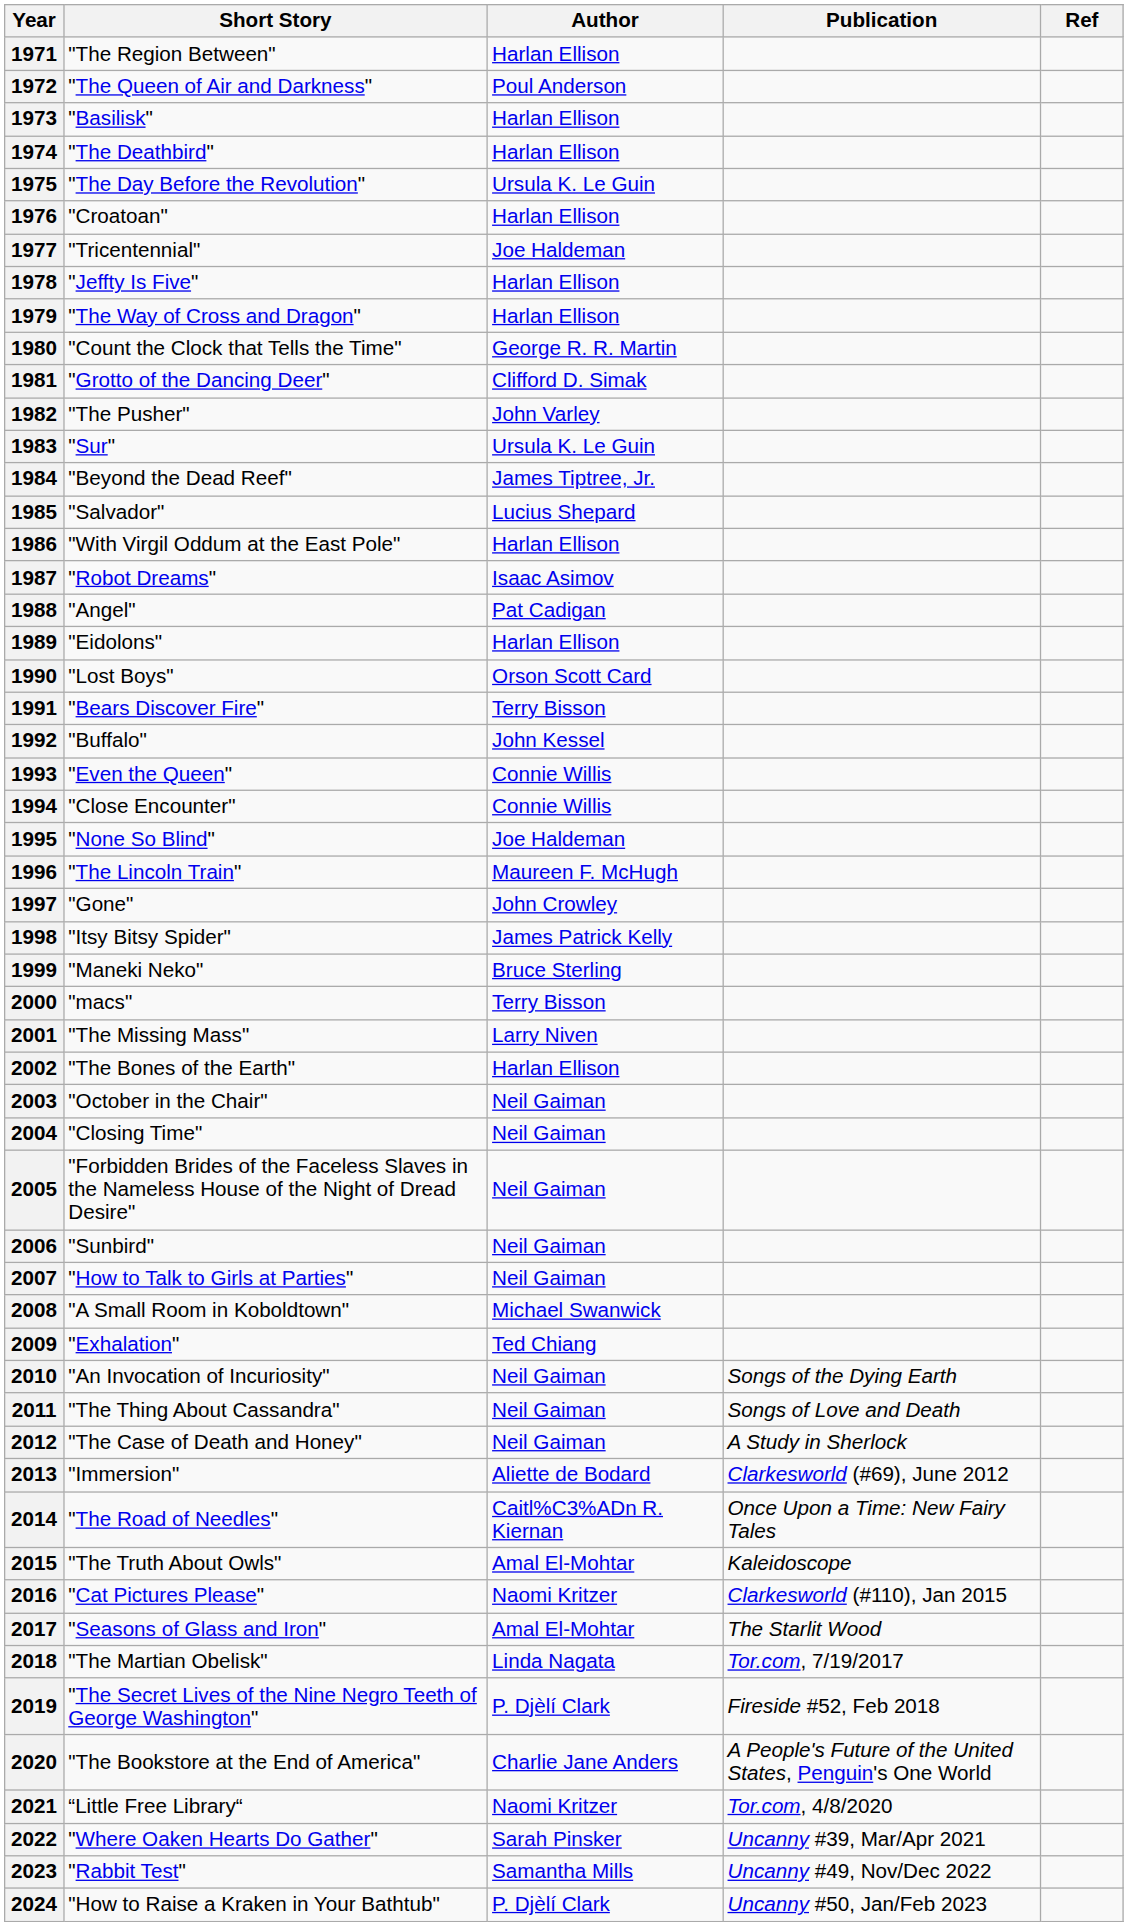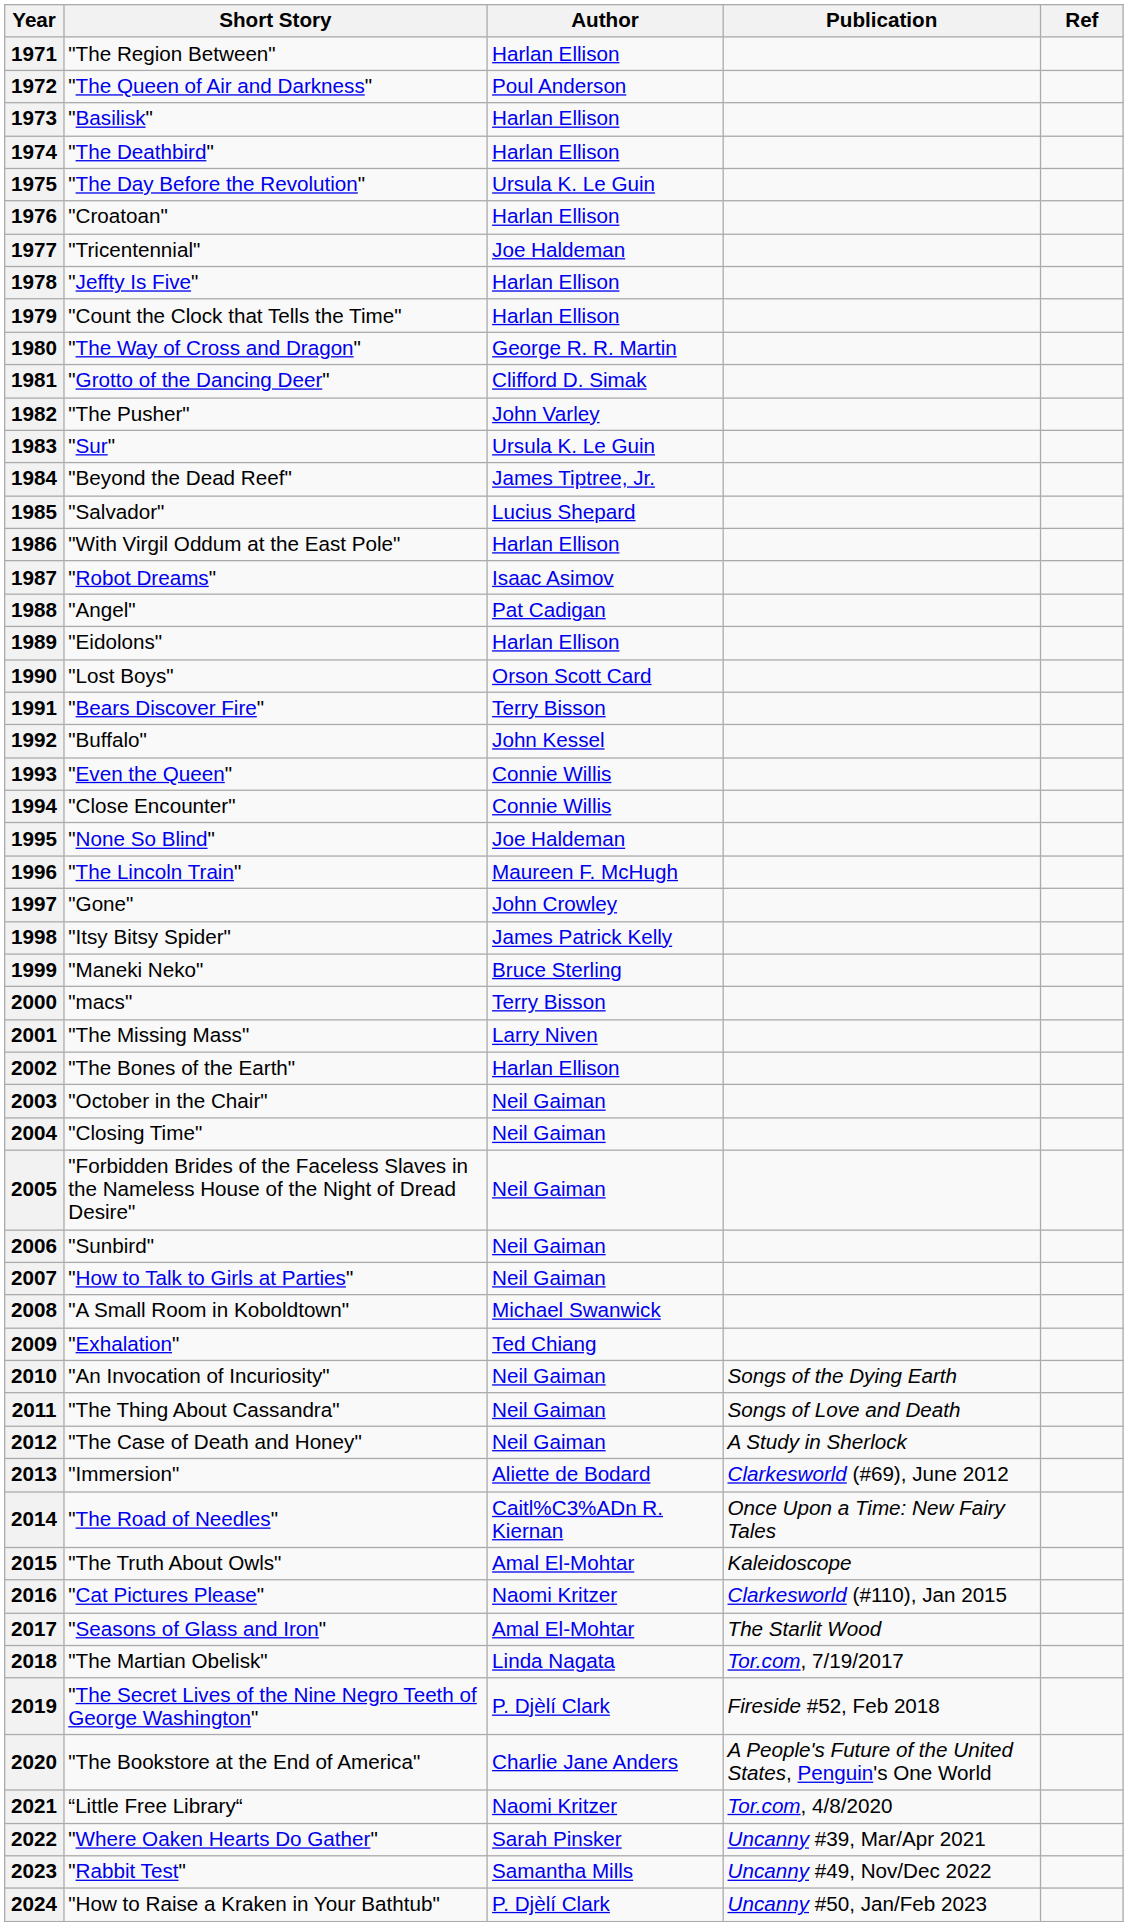(215, 315) "The Way of Cross and Dragon" -> (235, 315) "Count the Clock that Tells the Time"
(235, 348) "Count the Clock that Tells the Time" -> (215, 348) "The Way of Cross and Dragon"
